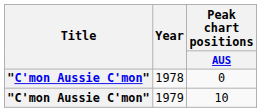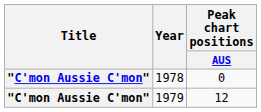(222, 98) 10 -> (222, 98) 12
